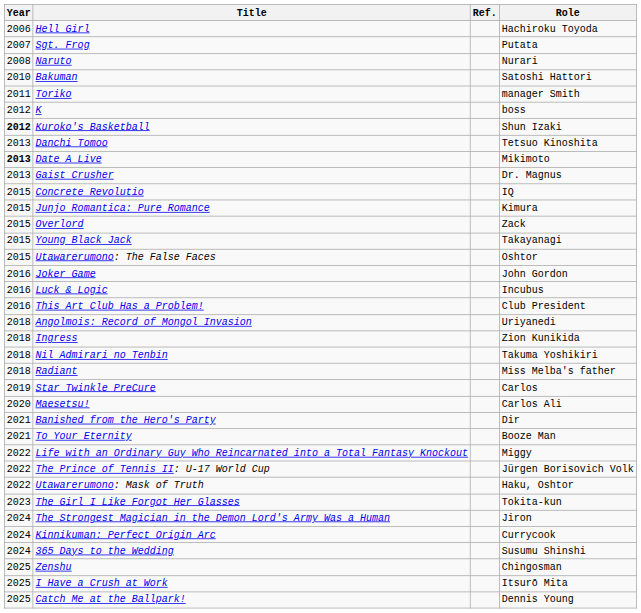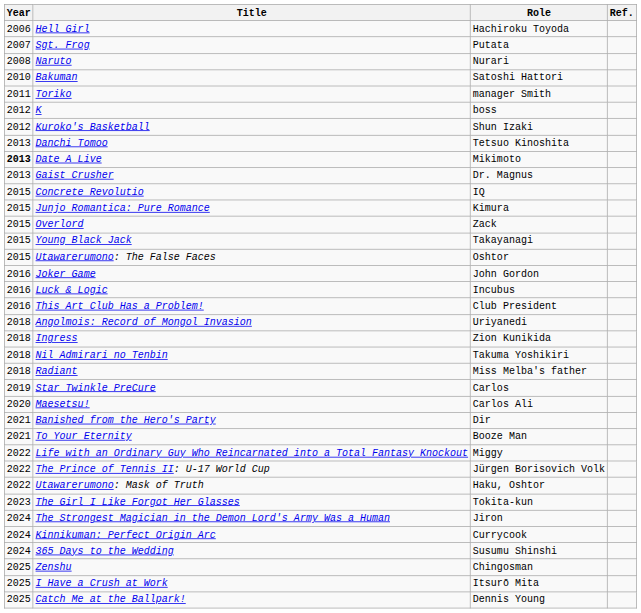columns swapped: (568, 13) <-> (485, 13)
(19, 127) bold -> (19, 127) normal
